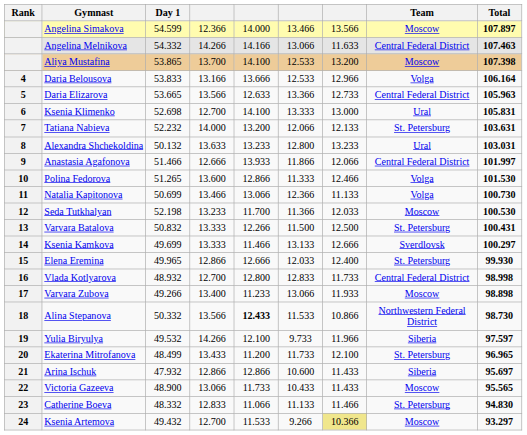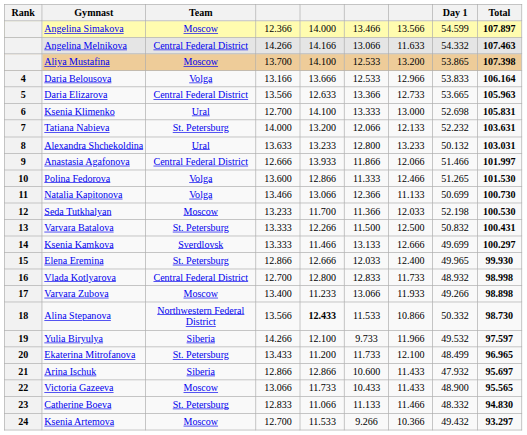columns swapped: (422, 12) <-> (168, 12)
(345, 421) khaki background -> (411, 421) no background
